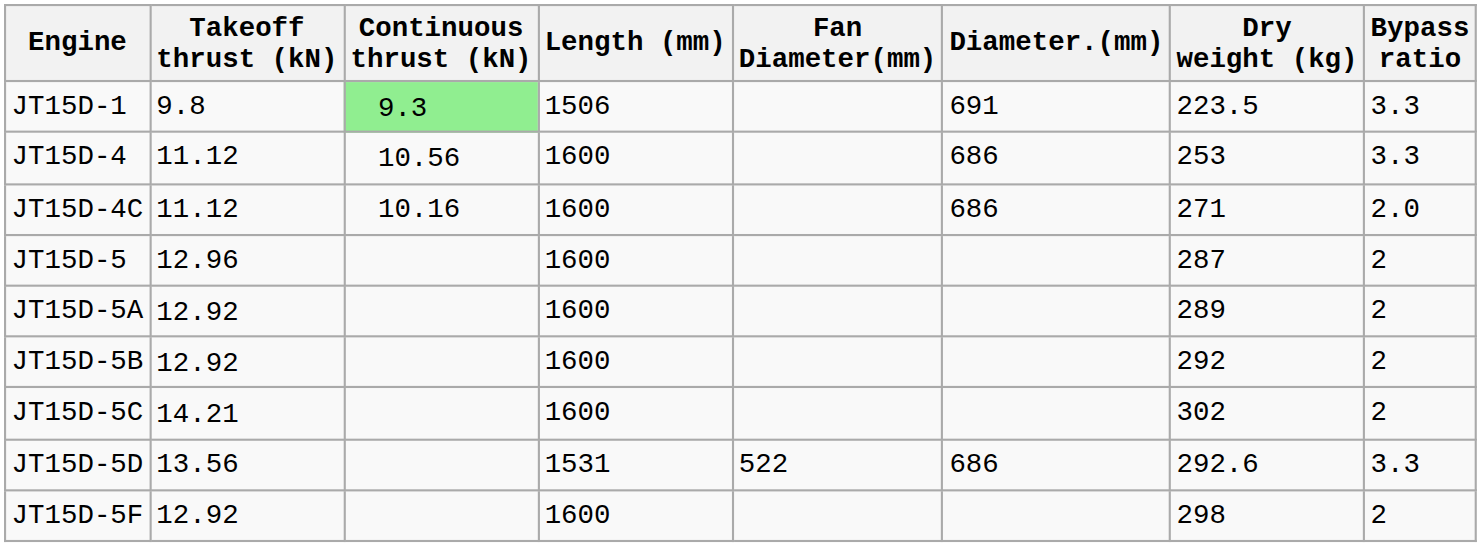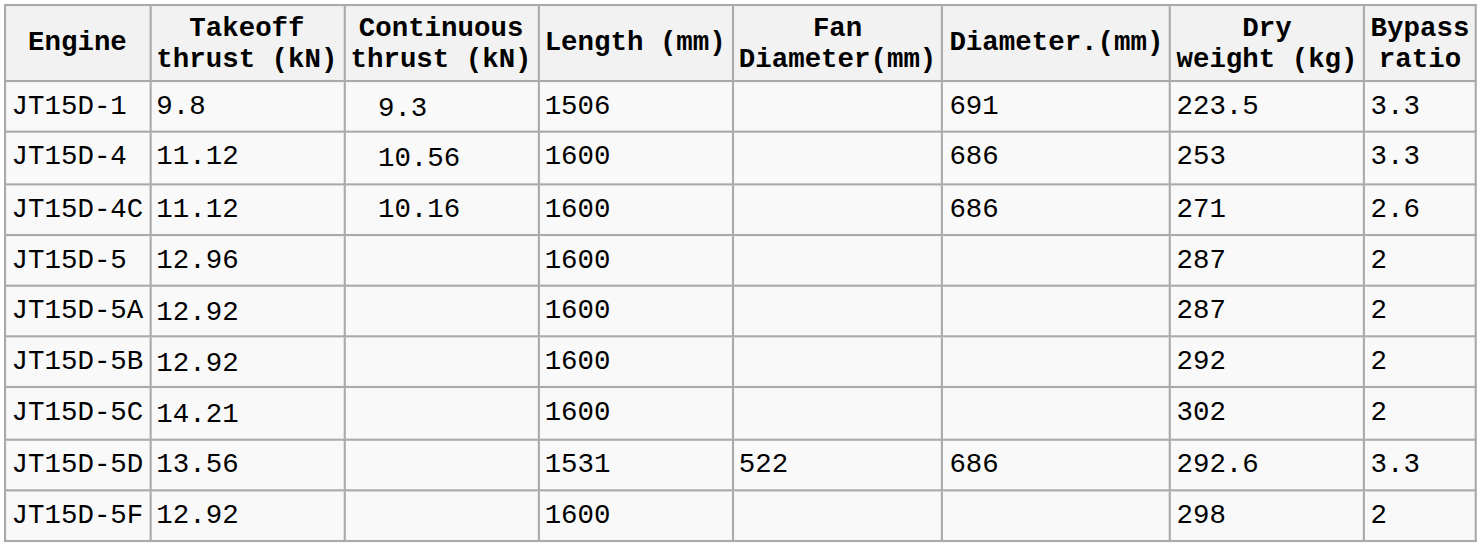(389, 108) lightgreen background -> (389, 108) no background
(1395, 209) 2.0 -> (1395, 209) 2.6
(1201, 311) 289 -> (1201, 311) 287
